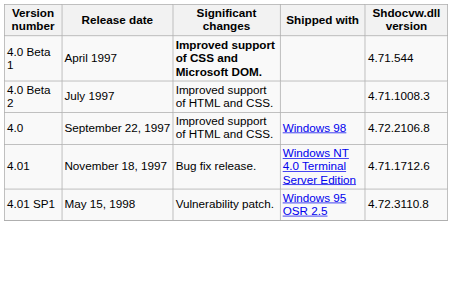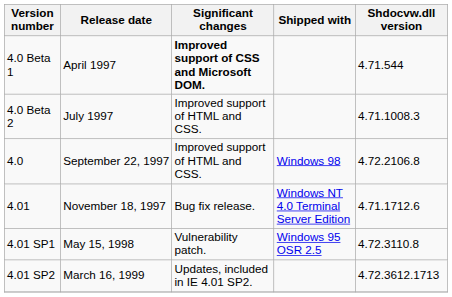+ row: (31, 276)
